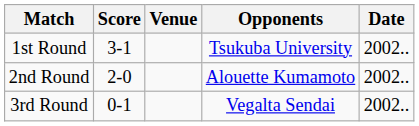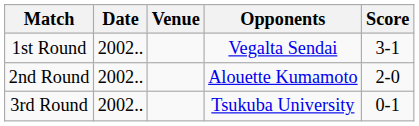columns swapped: (386, 18) <-> (119, 18)
(281, 47) Tsukuba University -> (283, 47) Vegalta Sendai
(281, 105) Vegalta Sendai -> (283, 105) Tsukuba University
